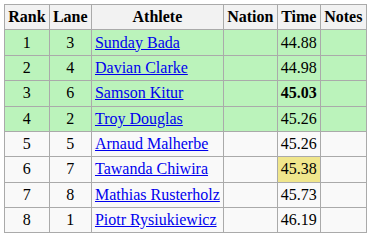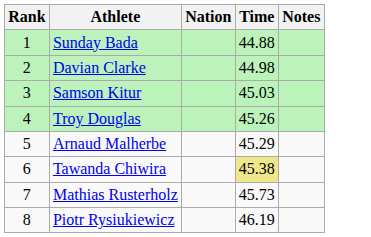- column: (70, 17)
(299, 93) bold -> (257, 93) normal
(299, 144) 45.26 -> (257, 144) 45.29
